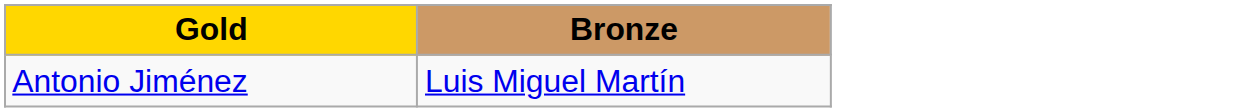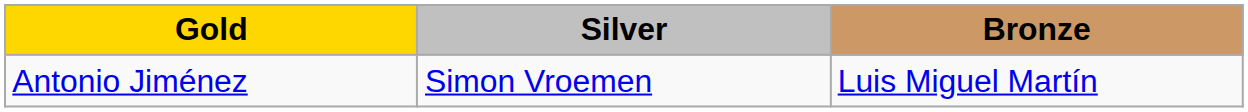+ column: (624, 29)
